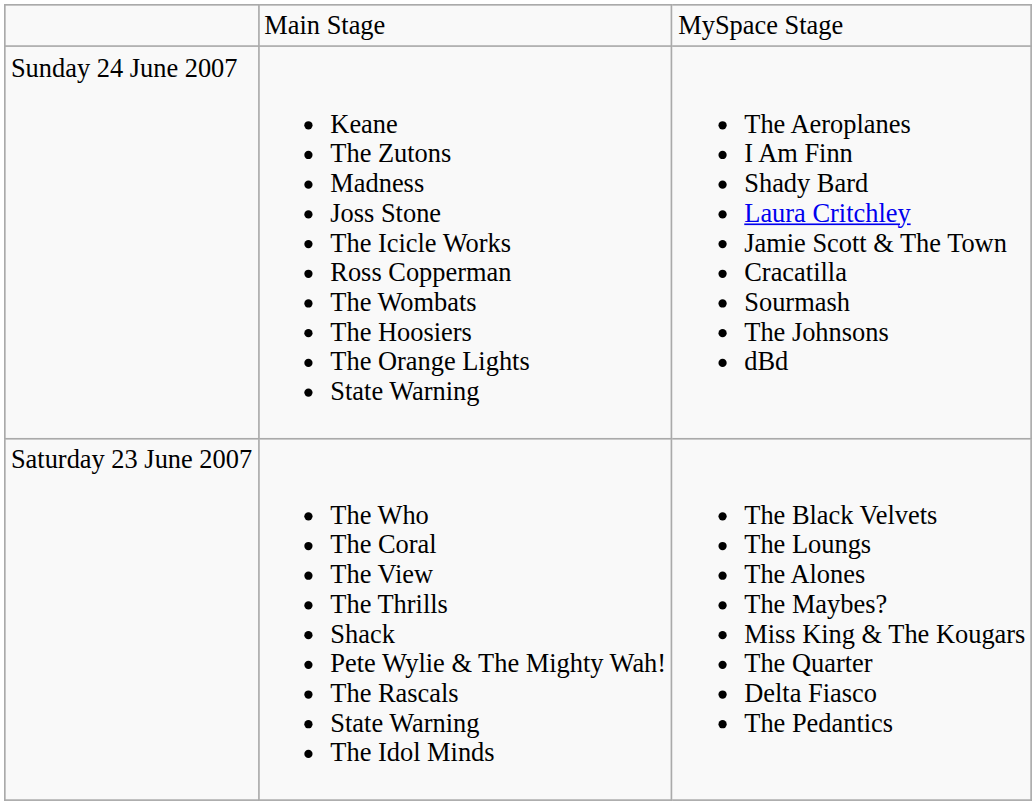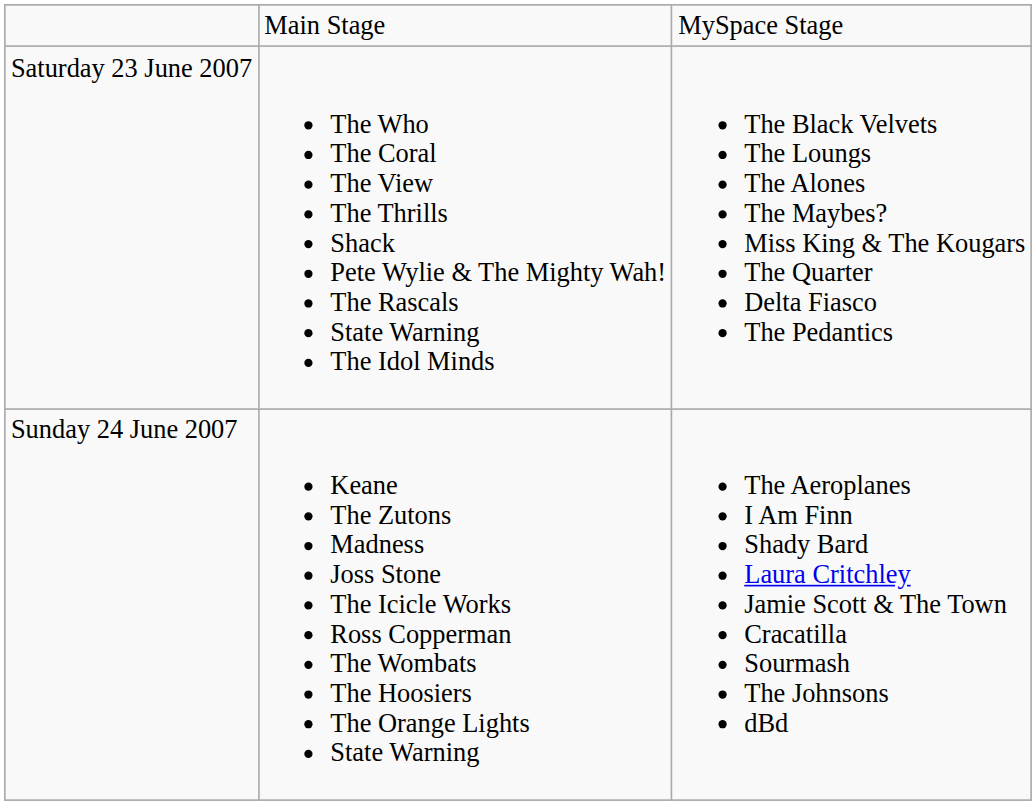rows swapped: (132, 458) <-> (124, 67)
